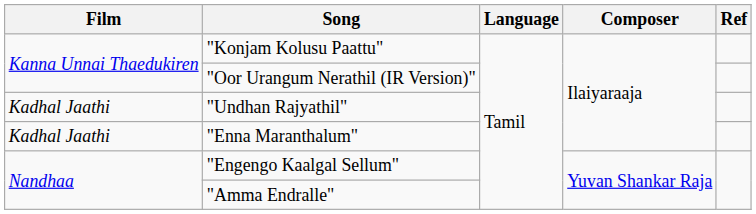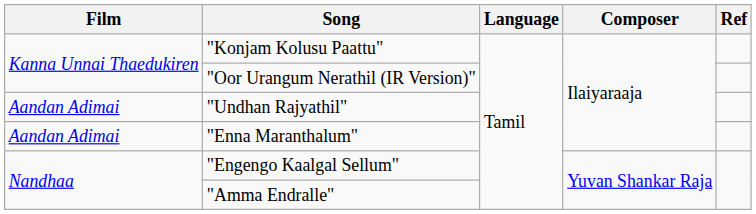(59, 107) Kadhal Jaathi -> (64, 107) Aandan Adimai
(59, 136) Kadhal Jaathi -> (64, 136) Aandan Adimai
